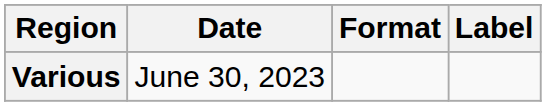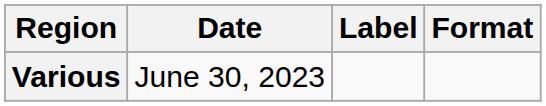columns swapped: (390, 28) <-> (494, 28)
